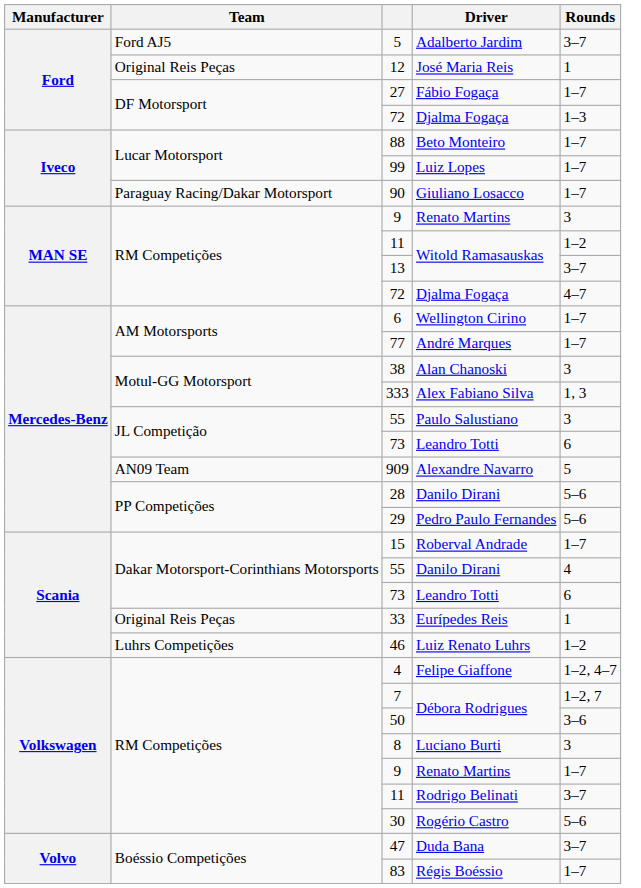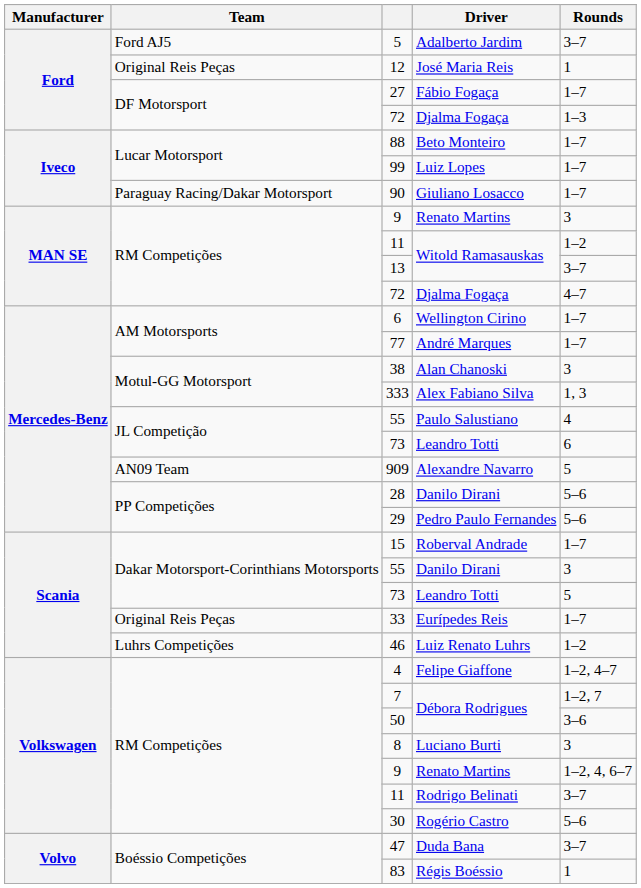(567, 418) 3 -> (567, 418) 4
(567, 569) 4 -> (567, 569) 3
(567, 594) 6 -> (567, 594) 5
(567, 619) 1 -> (575, 619) 1–7
(575, 770) 1–7 -> (598, 770) 1–2, 4, 6–7
(575, 871) 1–7 -> (567, 871) 1
